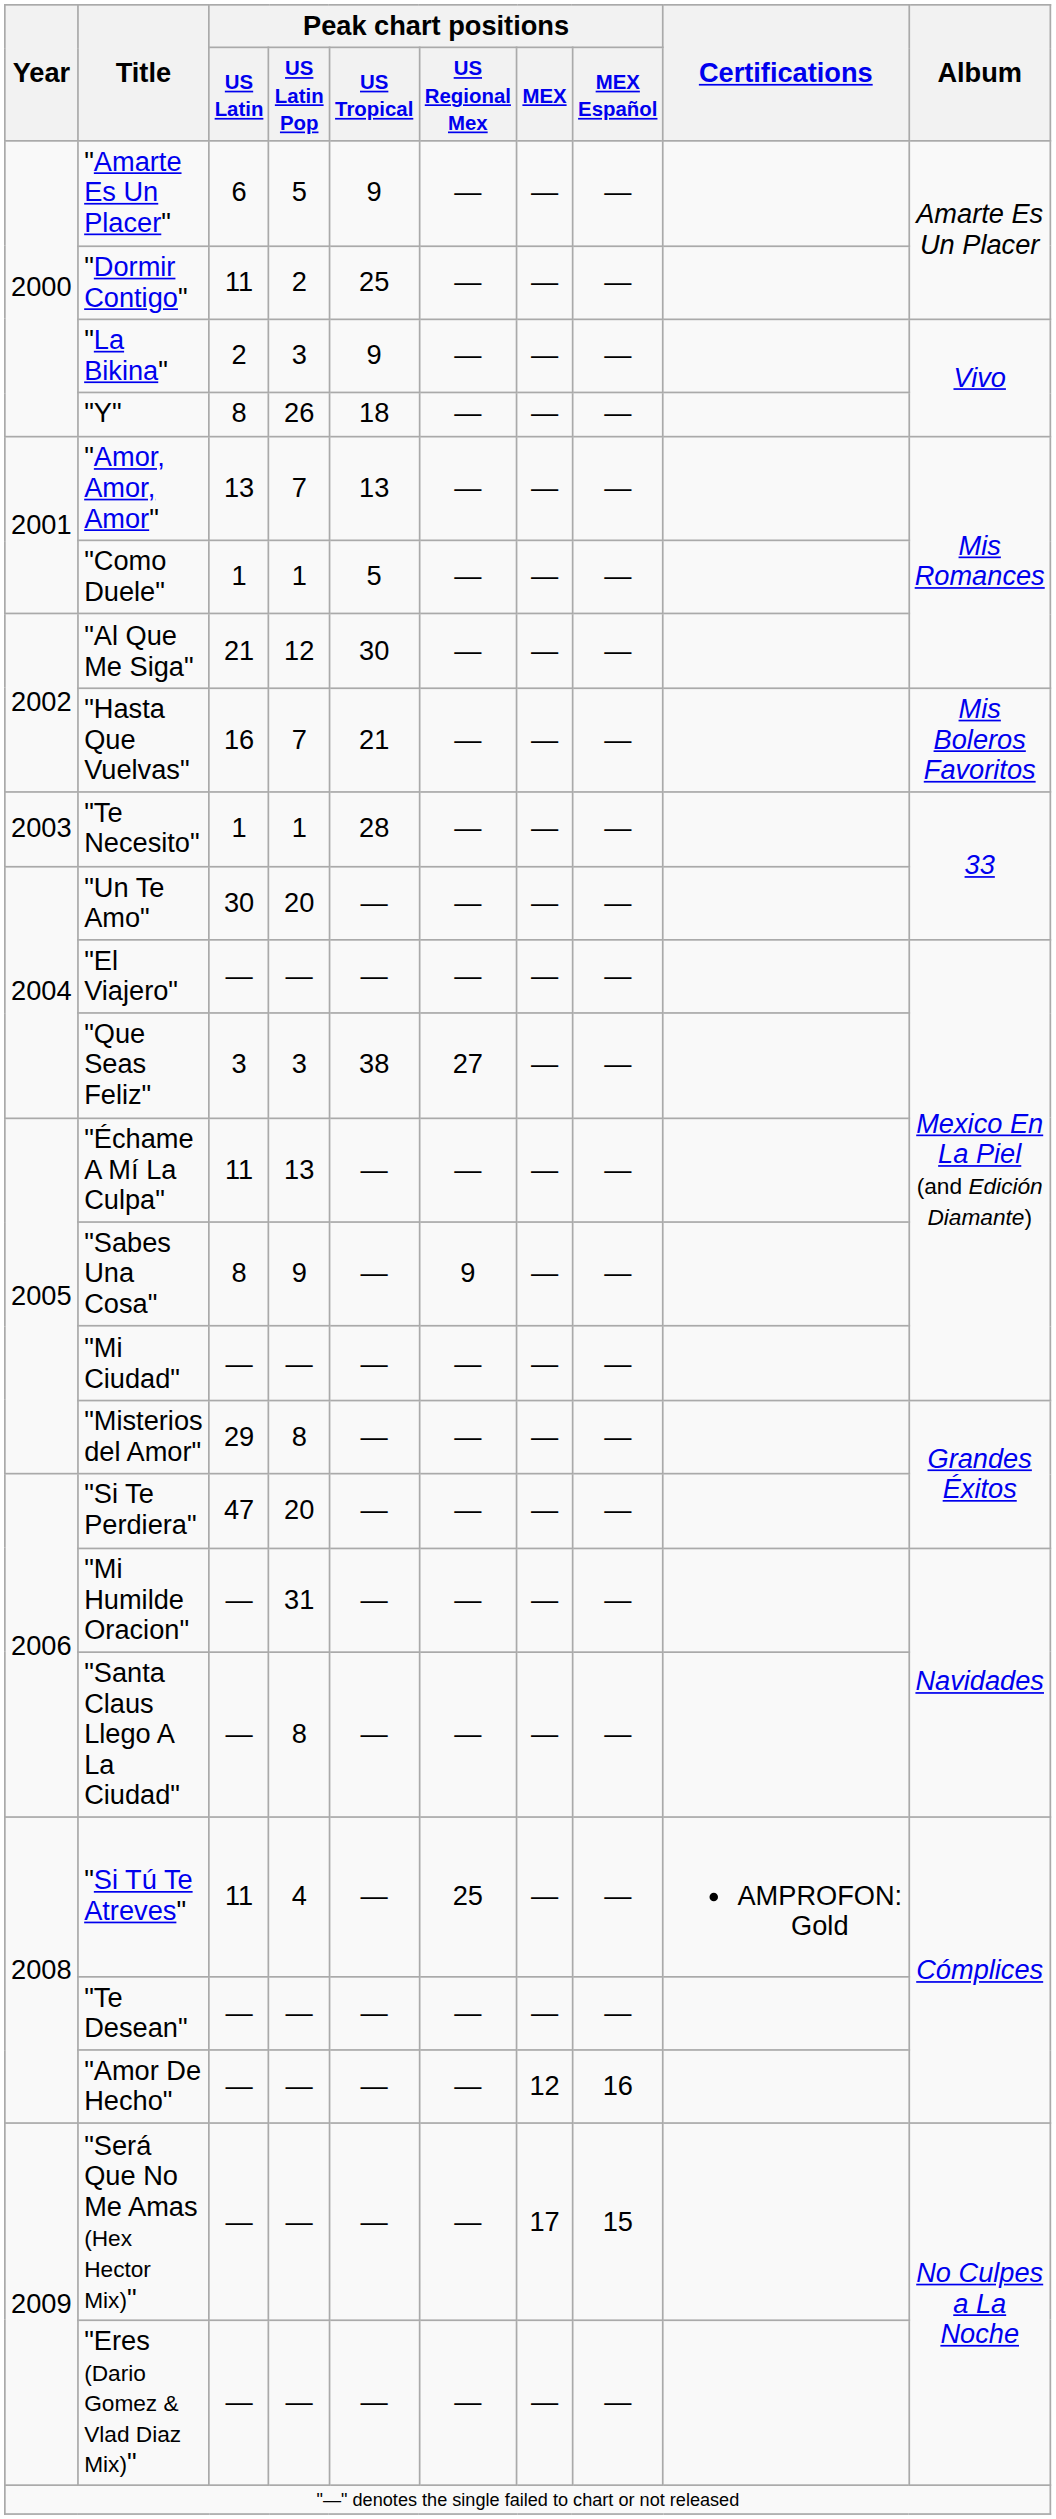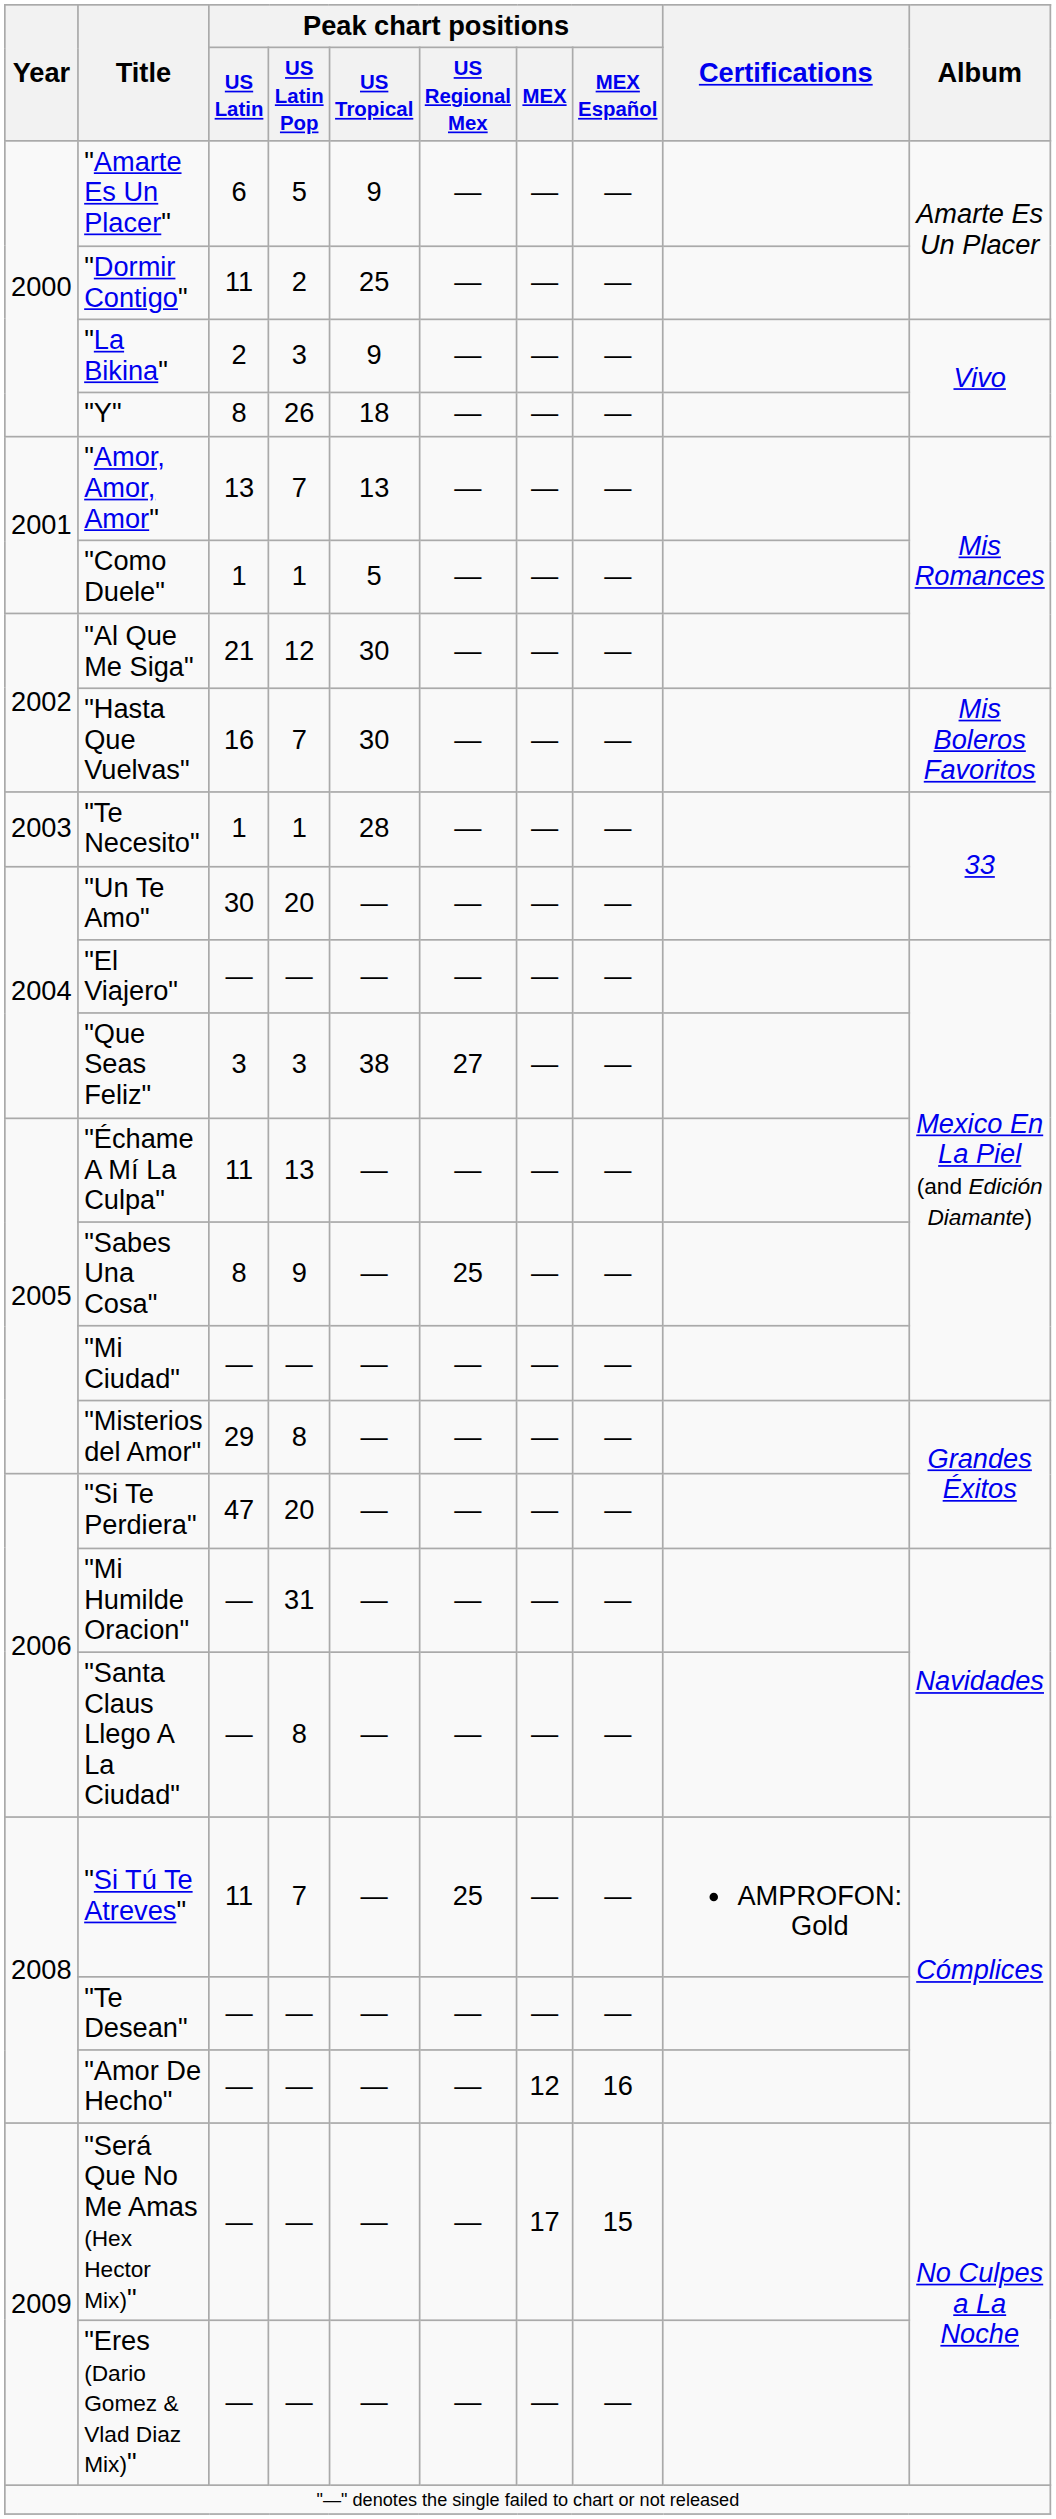(374, 739) 21 -> (374, 739) 30
(468, 1273) 9 -> (468, 1273) 25
(299, 1896) 4 -> (299, 1896) 7
